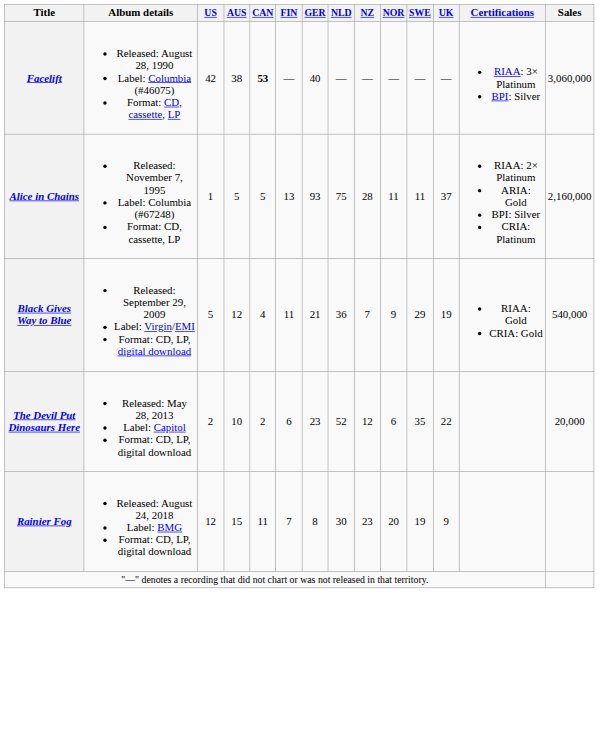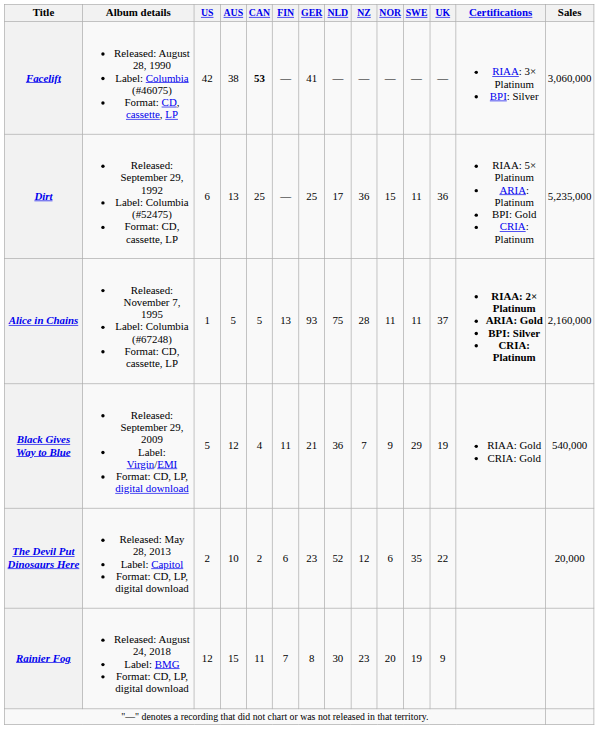(315, 77) 40 -> (312, 77) 41
+ row: (43, 196)
(502, 203) normal -> (501, 327) bold
